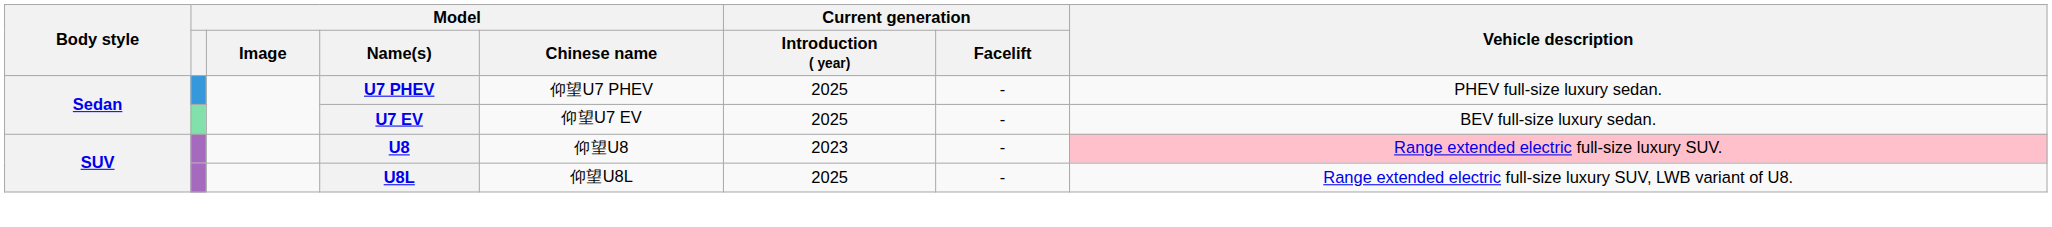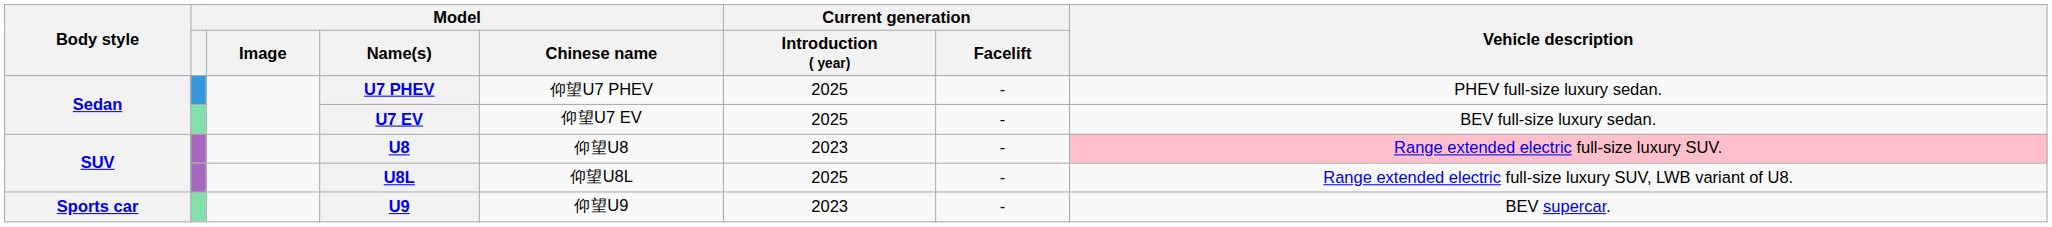+ row: (399, 206)
